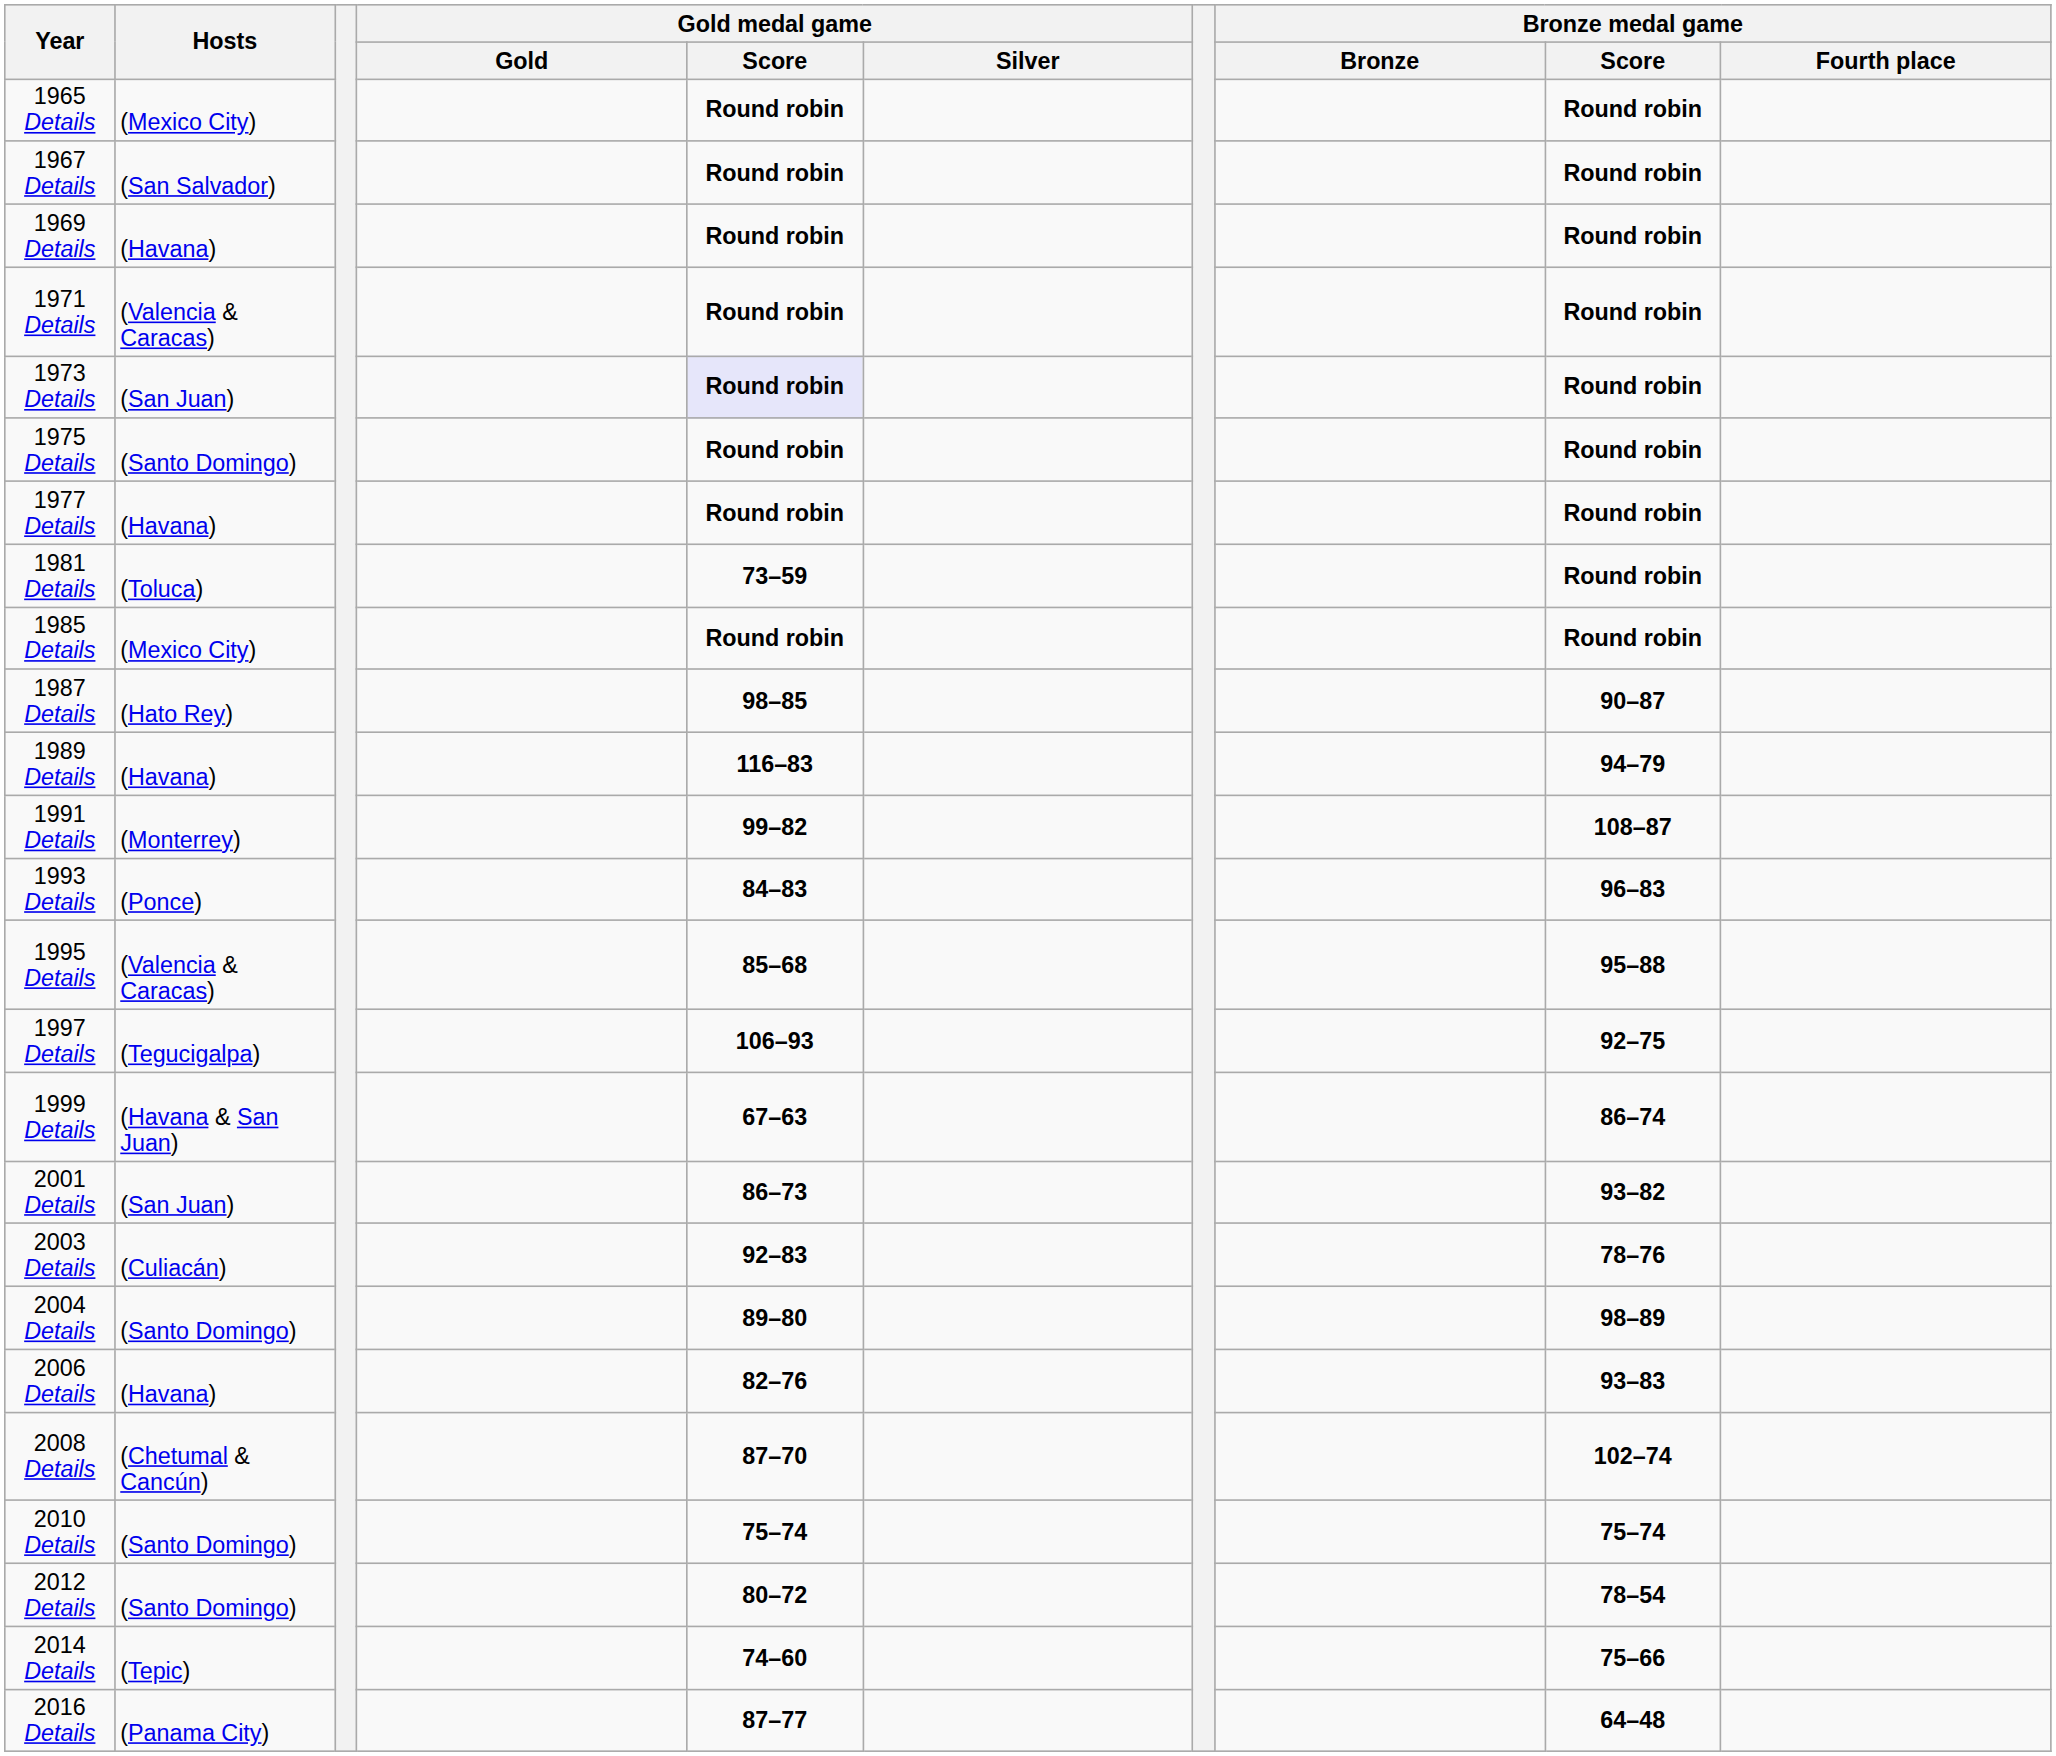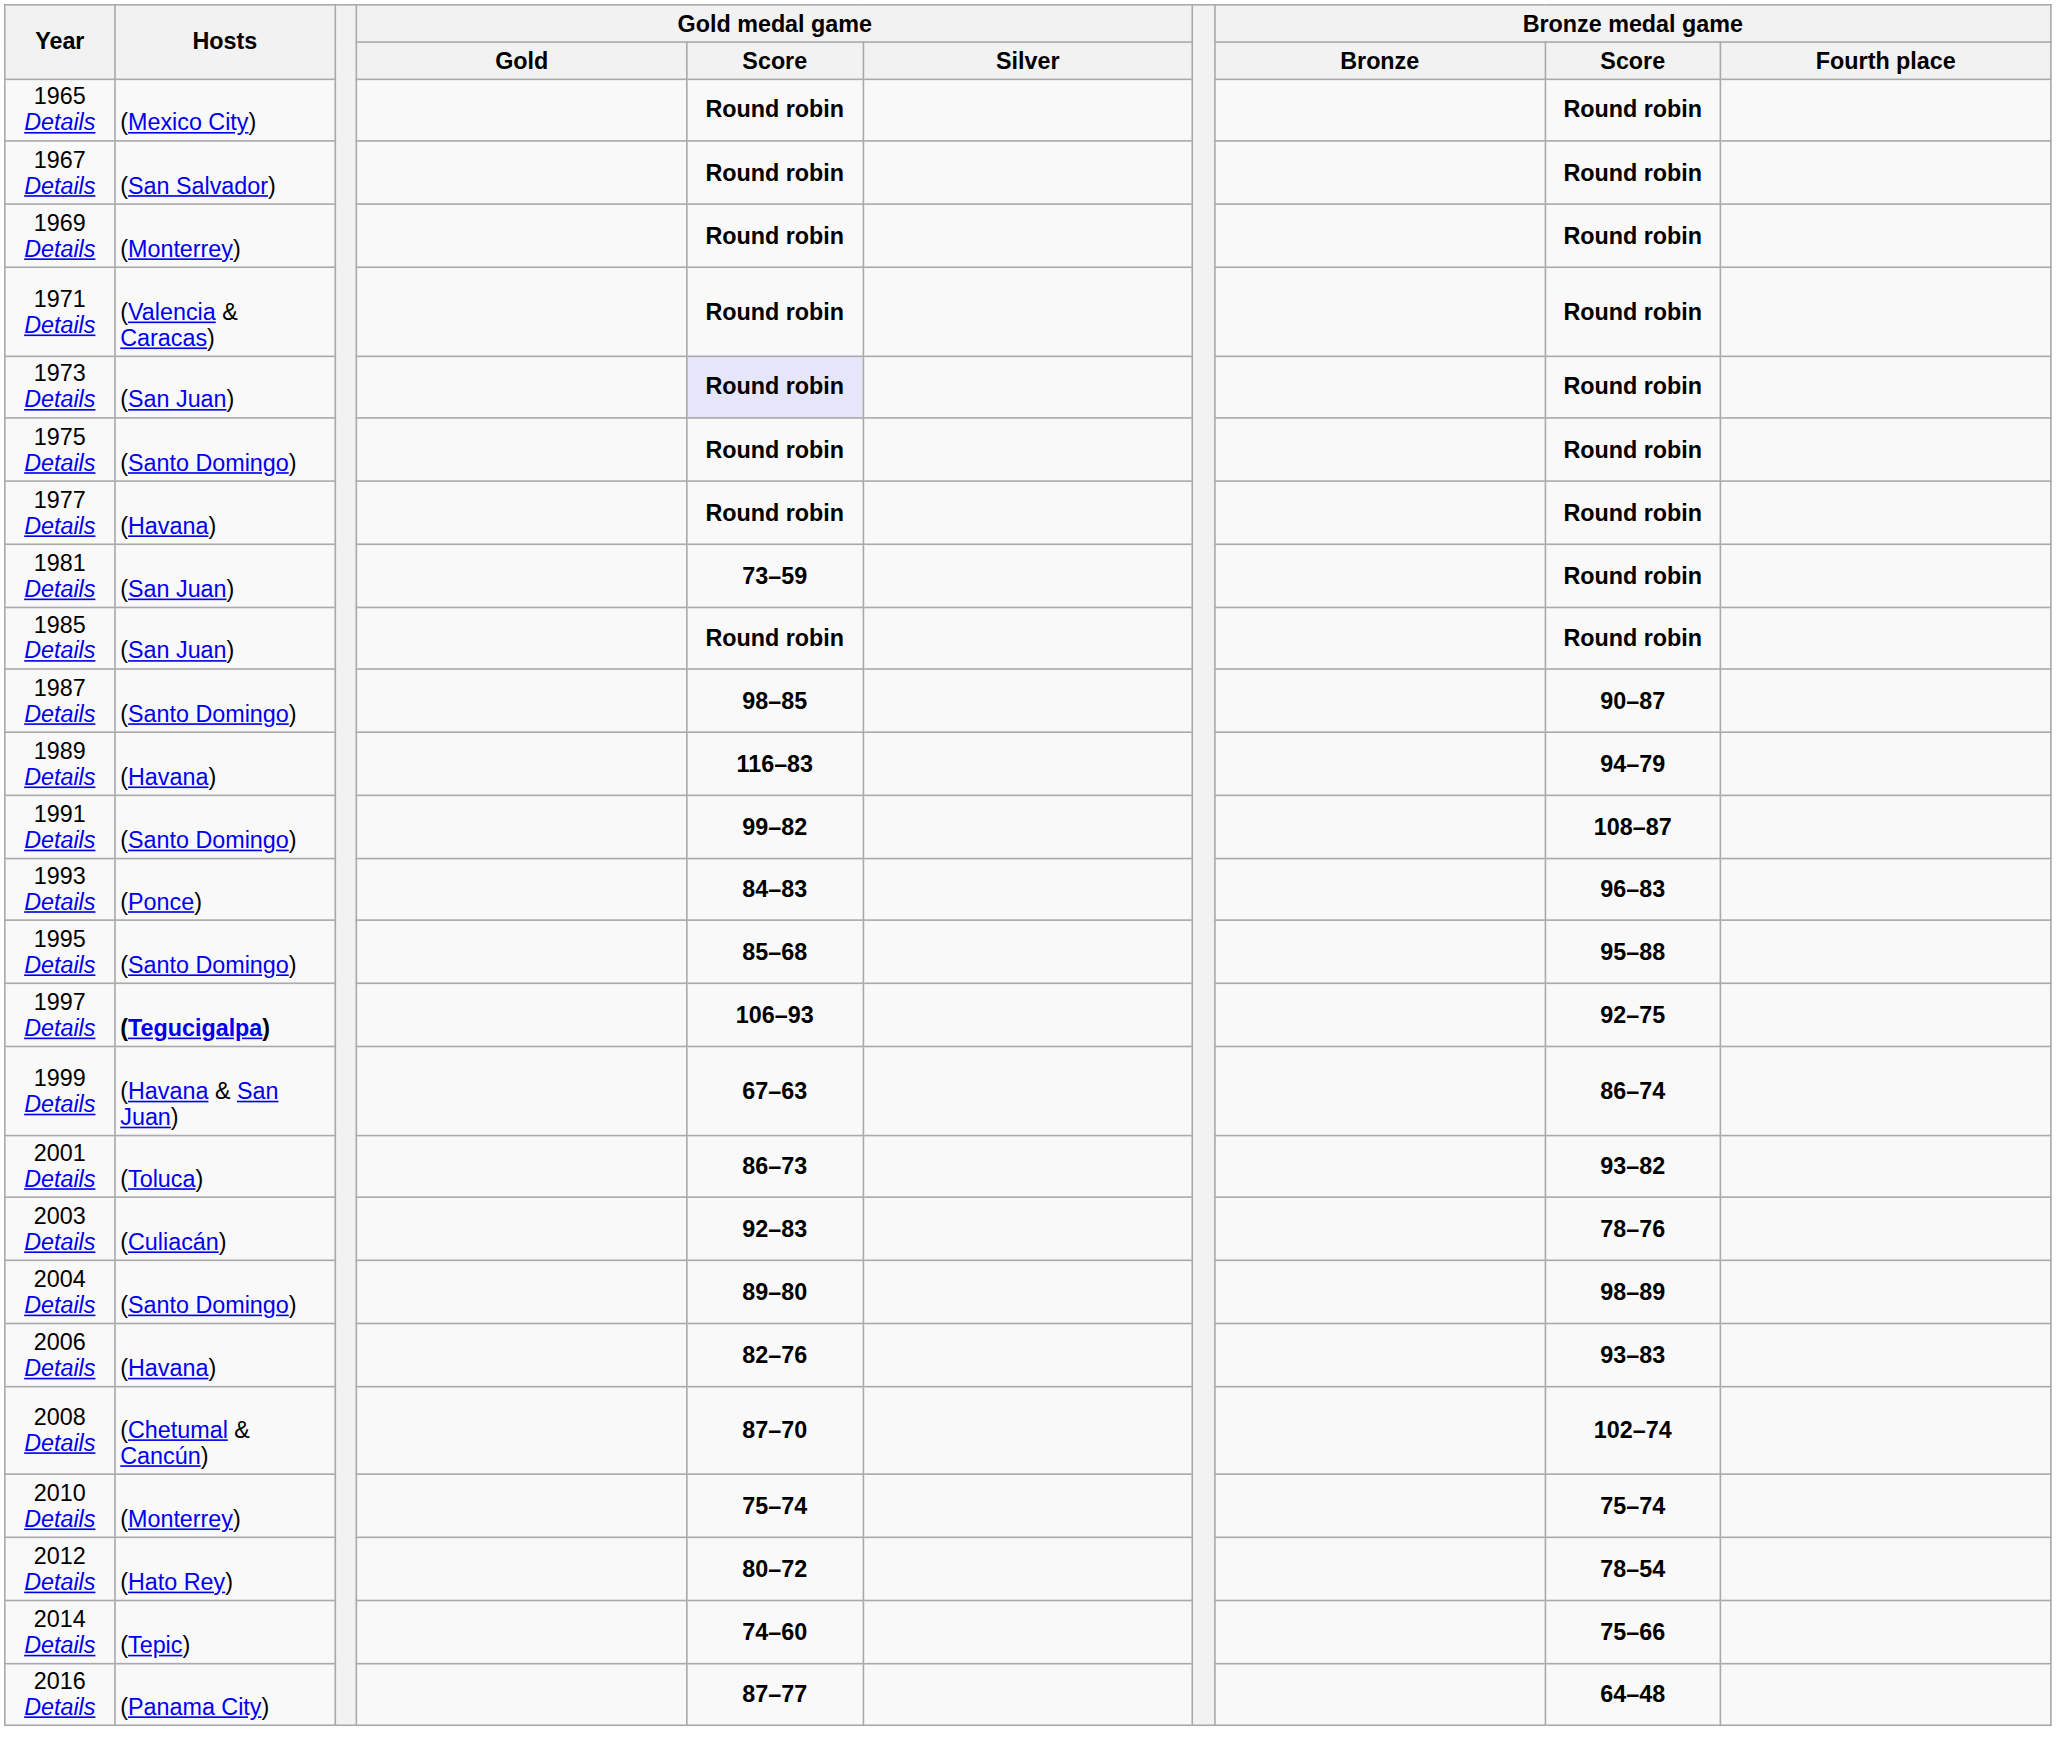(168, 249) (Havana) -> (181, 249) (Monterrey)
(162, 589) (Toluca) -> (177, 589) (San Juan)
(188, 651) (Mexico City) -> (177, 651) (San Juan)
(177, 714) (Hato Rey) -> (208, 714) (Santo Domingo)
(181, 840) (Monterrey) -> (208, 840) (Santo Domingo)
(179, 978) (Valencia & Caracas) -> (208, 965) (Santo Domingo)
(190, 1054) normal -> (195, 1028) bold
(177, 1205) (San Juan) -> (162, 1179) (Toluca)
(208, 1545) (Santo Domingo) -> (181, 1519) (Monterrey)
(208, 1608) (Santo Domingo) -> (177, 1582) (Hato Rey)
